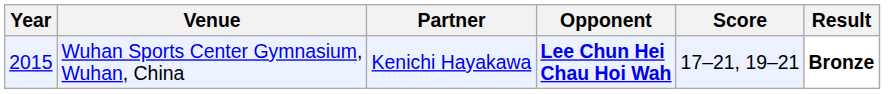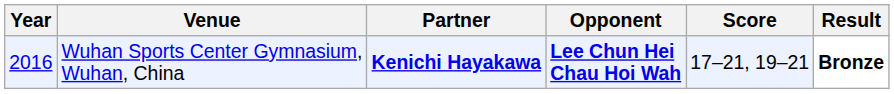(31, 62) 2015 -> (31, 62) 2016
(451, 62) normal -> (456, 62) bold
